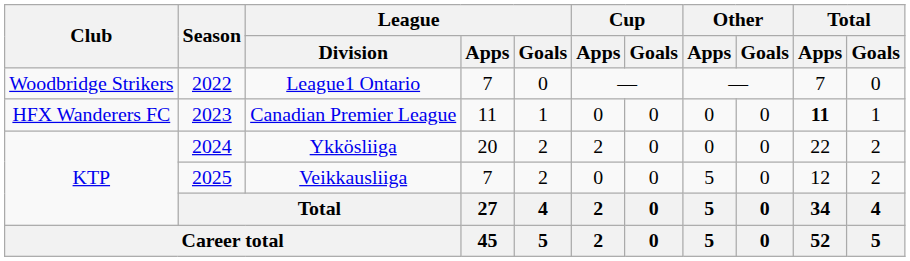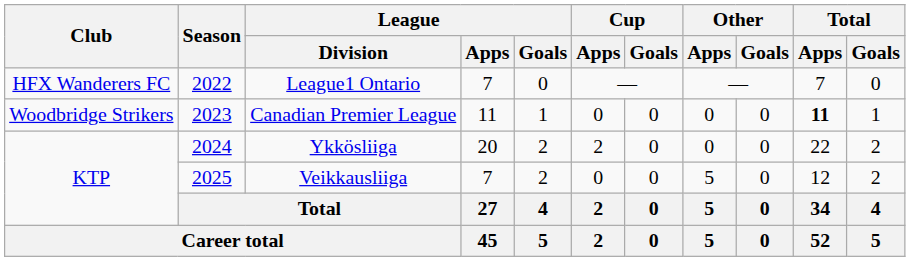(91, 83) Woodbridge Strikers -> (91, 83) HFX Wanderers FC
(91, 114) HFX Wanderers FC -> (91, 114) Woodbridge Strikers
